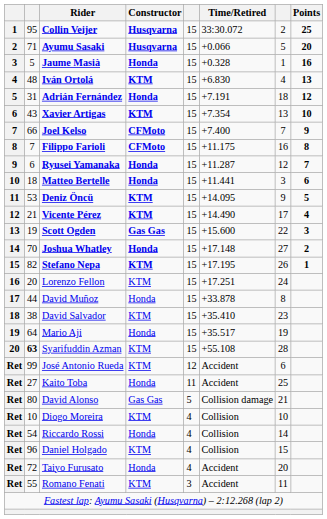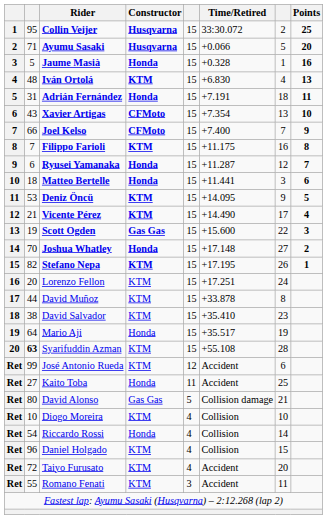(307, 96) 12 -> (307, 96) 11
(141, 113) KTM -> (147, 113) CFMoto
(147, 147) CFMoto -> (141, 147) KTM
(142, 298) Honda -> (140, 298) KTM
(142, 466) Honda -> (140, 466) KTM
